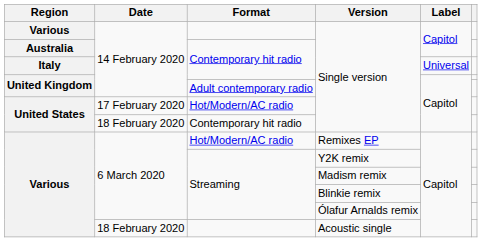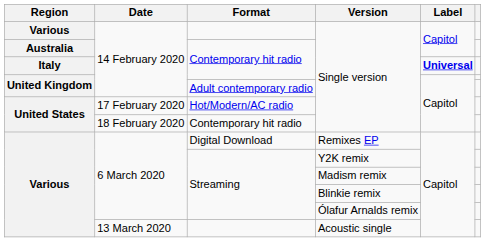(446, 65) normal -> (448, 65) bold
(241, 140) Hot/Modern/AC radio -> (231, 140) Digital Download
(141, 228) 18 February 2020 -> (134, 228) 13 March 2020
